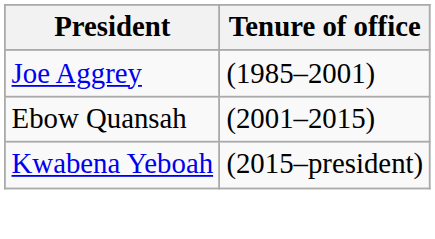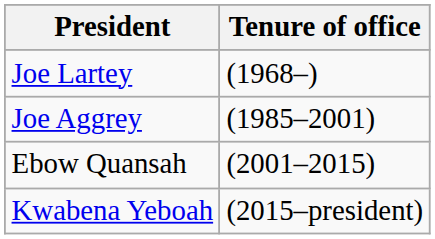+ row: (72, 73)
